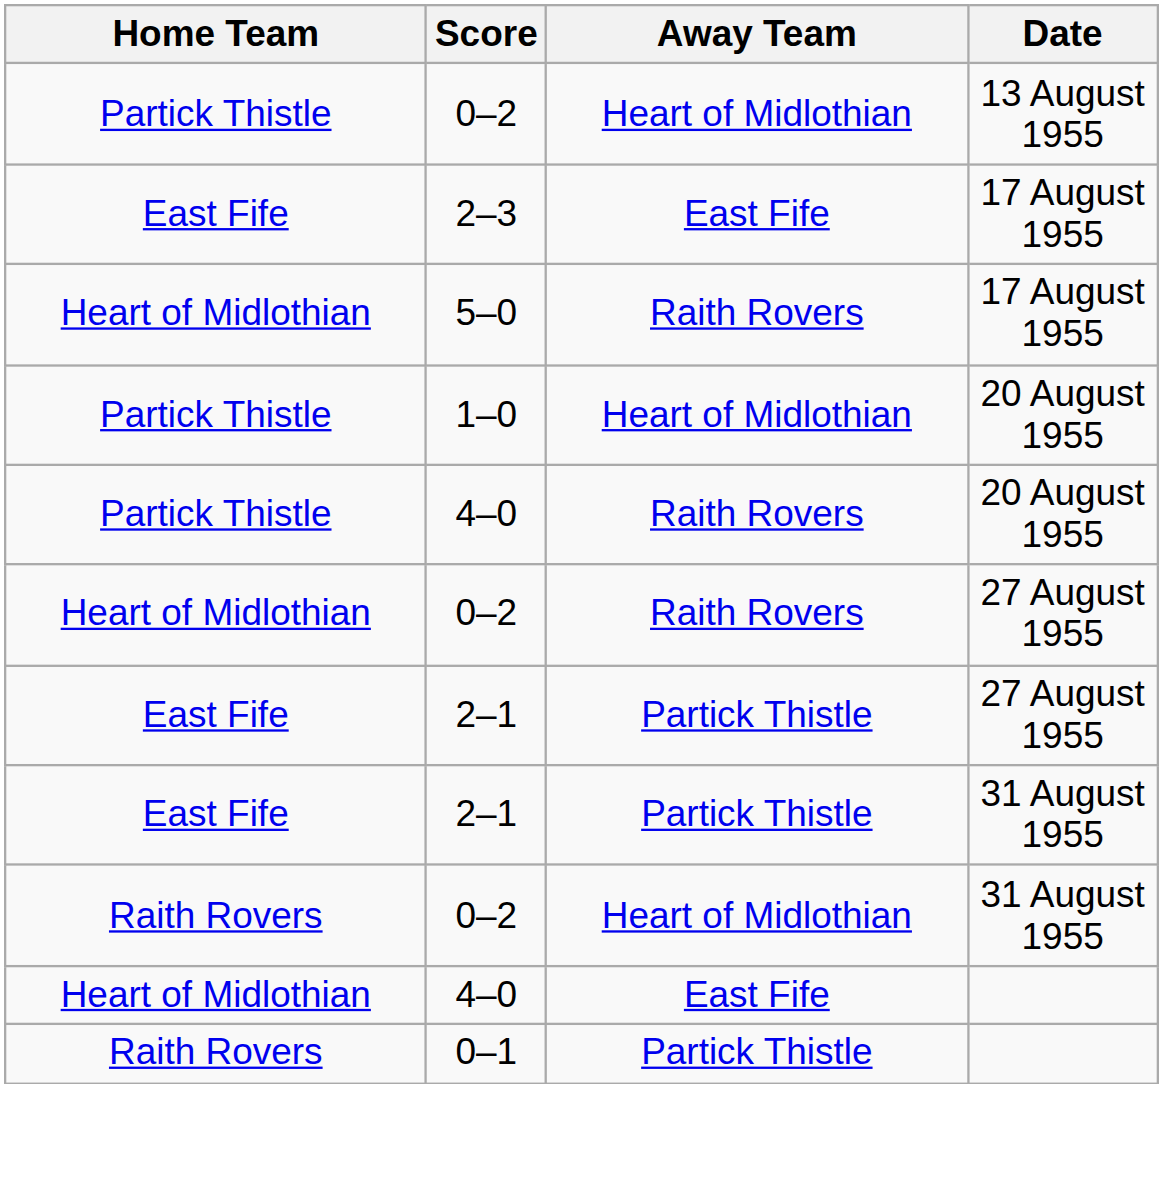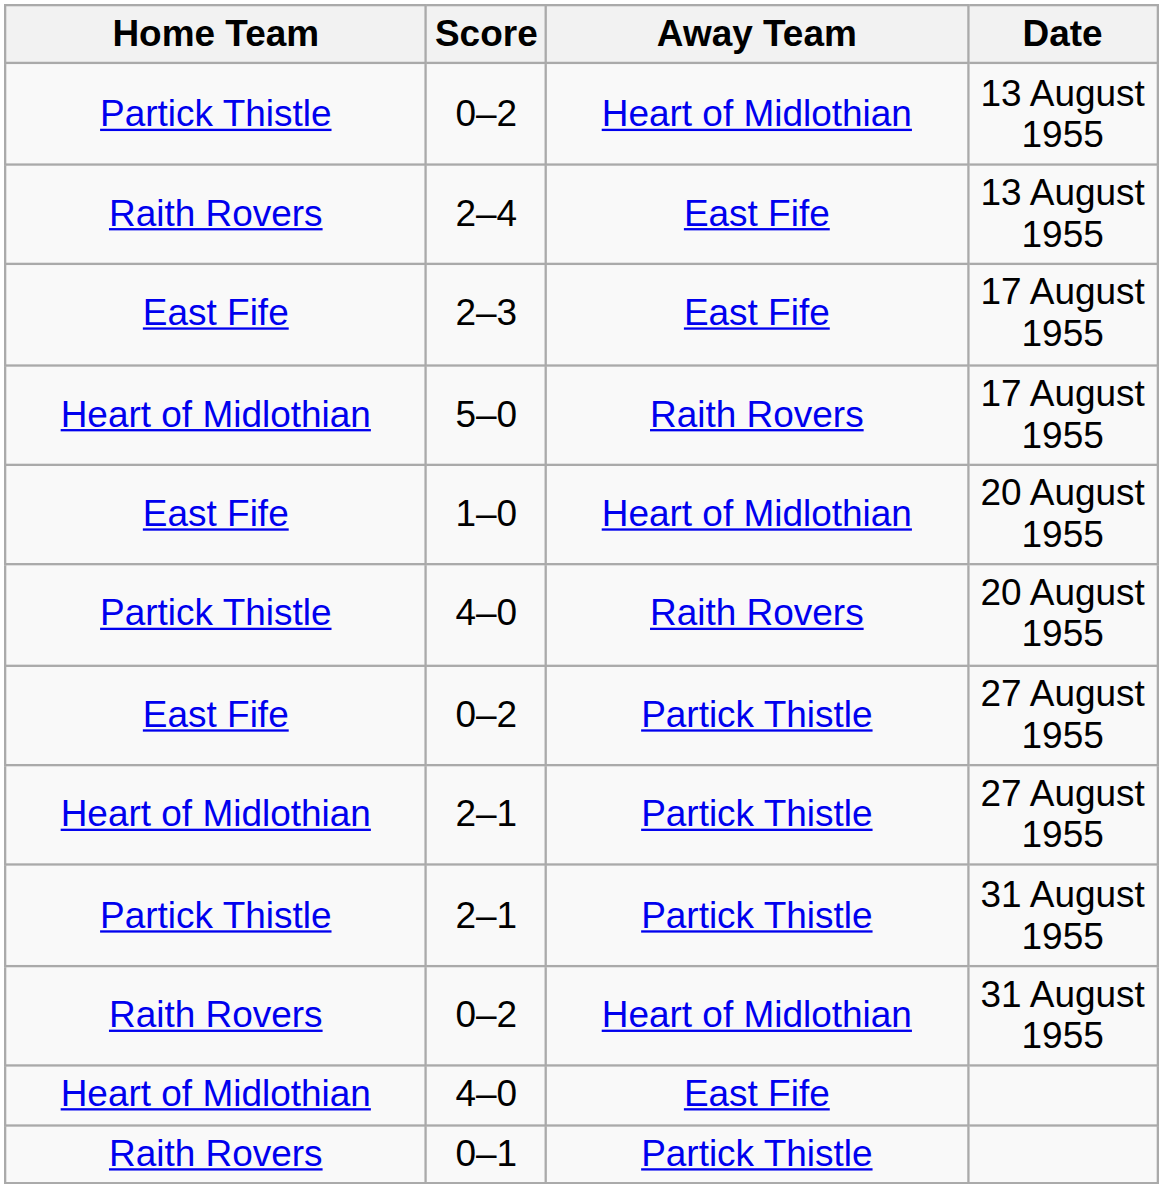+ row: (486, 213)
(216, 413) Partick Thistle -> (216, 513) East Fife
(216, 614) Heart of Midlothian -> (216, 714) East Fife
(757, 614) Raith Rovers -> (757, 714) Partick Thistle
(216, 714) East Fife -> (216, 814) Heart of Midlothian
(216, 814) East Fife -> (216, 914) Partick Thistle
